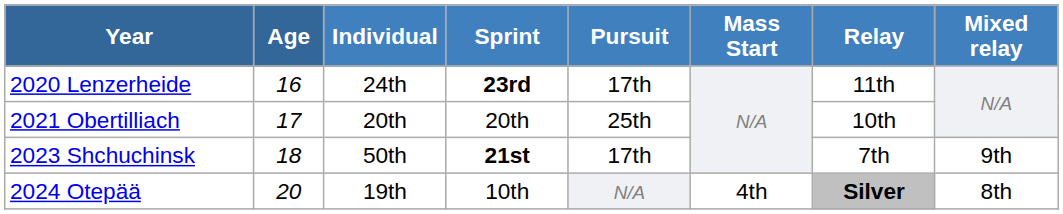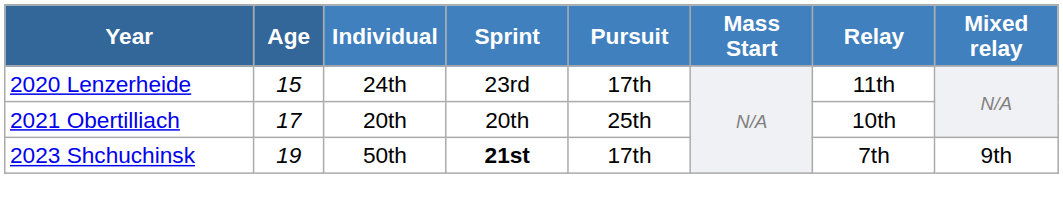(289, 84) 16 -> (289, 84) 15
(507, 84) bold -> (507, 84) normal
(289, 156) 18 -> (289, 156) 19
- row: (75, 192)
